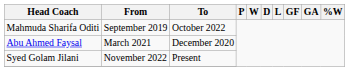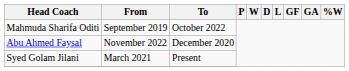(127, 43) March 2021 -> (135, 43) November 2022
(135, 58) November 2022 -> (127, 58) March 2021
